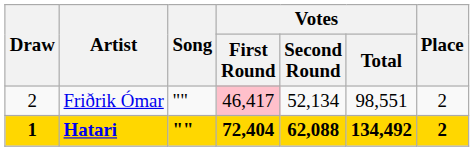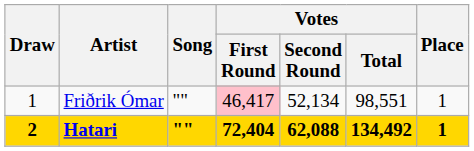(32, 100) 2 -> (32, 100) 1
(442, 100) 2 -> (442, 100) 1
(32, 130) 1 -> (32, 130) 2
(442, 130) 2 -> (442, 130) 1
